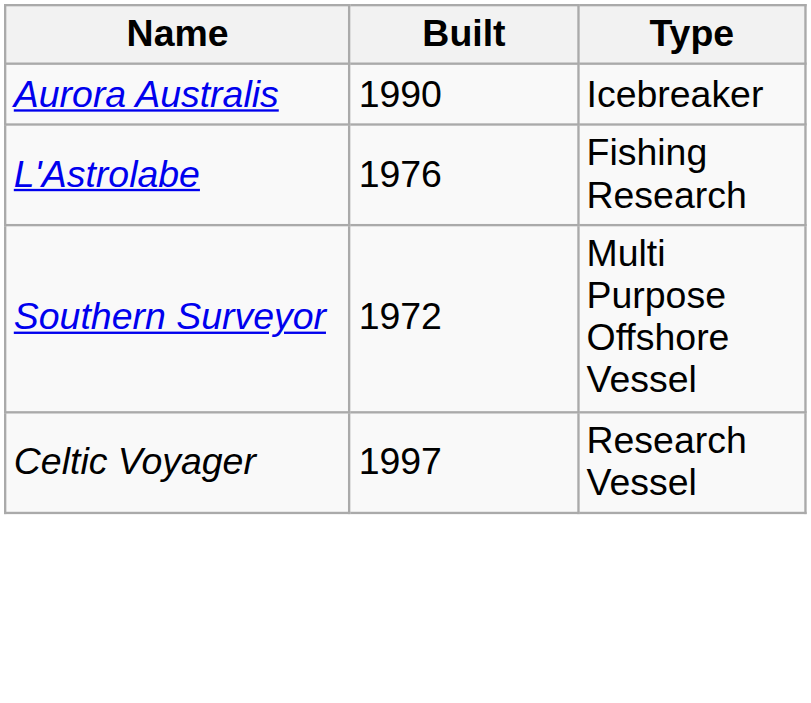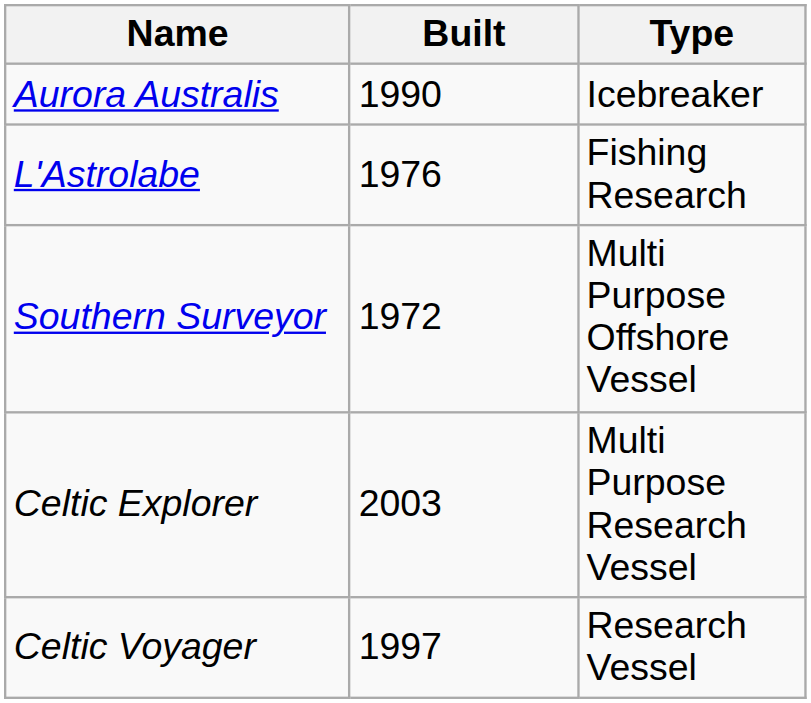+ row: (136, 503)
